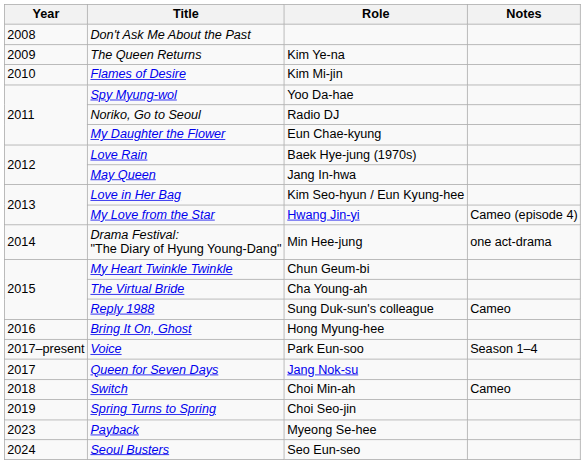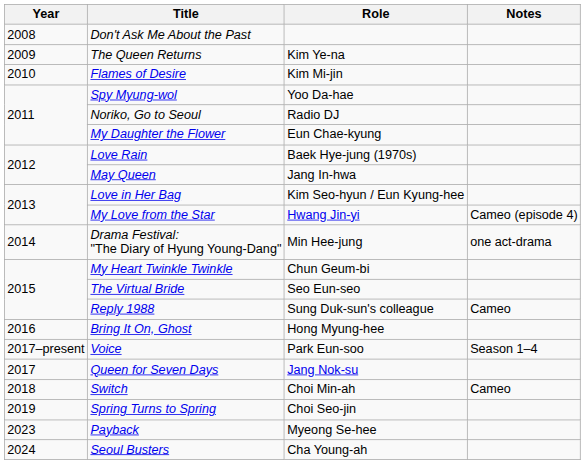(327, 289) Cha Young-ah -> (324, 289) Seo Eun-seo
(324, 449) Seo Eun-seo -> (327, 449) Cha Young-ah
